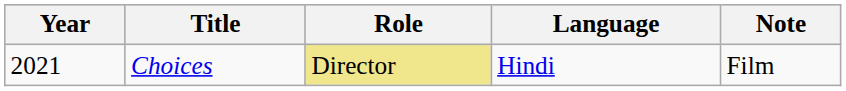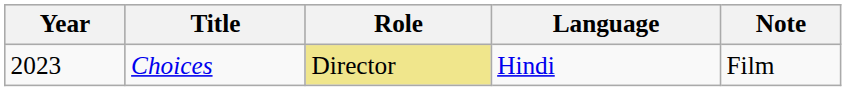(36, 64) 2021 -> (36, 64) 2023
